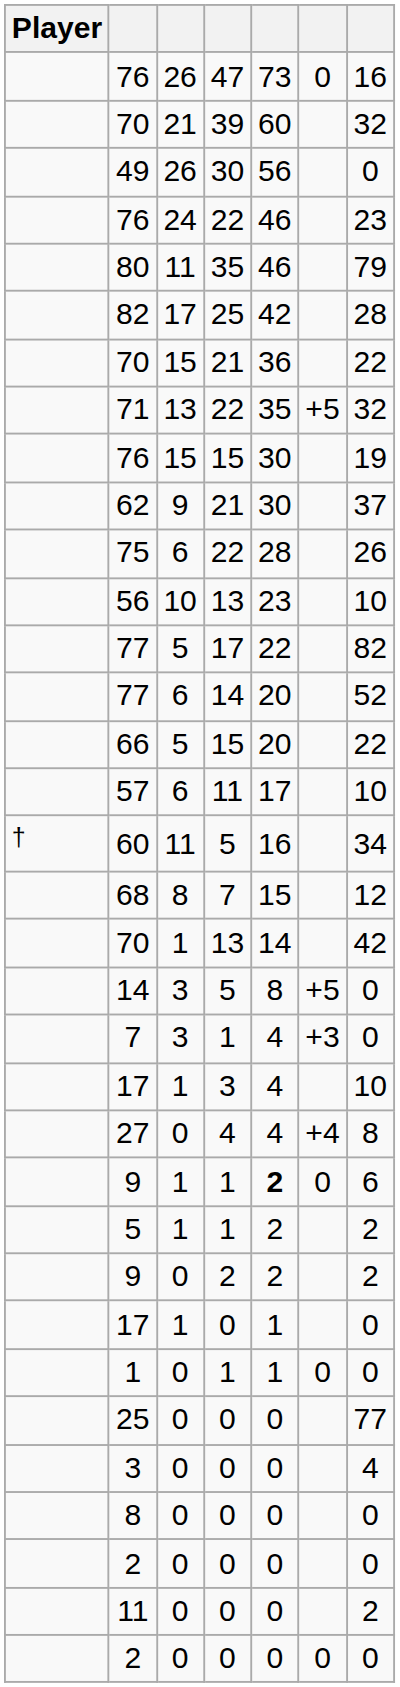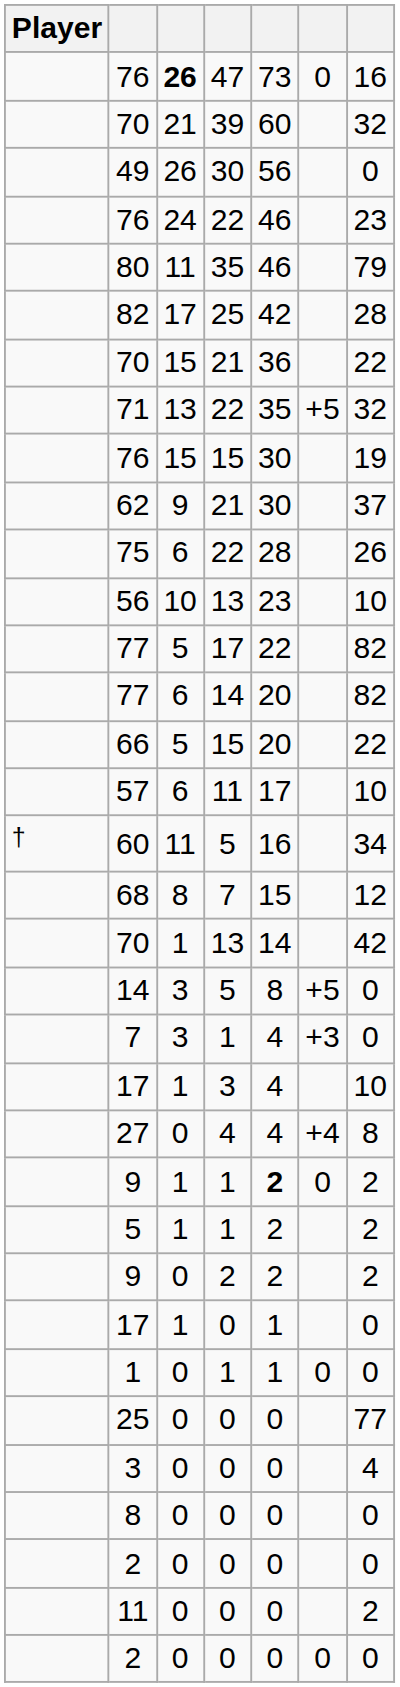(180, 76) normal -> (180, 76) bold
(370, 696) 52 -> (370, 696) 82
(370, 1181) 6 -> (370, 1181) 2
